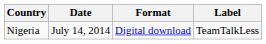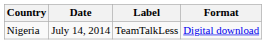columns swapped: (153, 13) <-> (228, 13)
